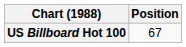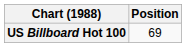(155, 33) 67 -> (155, 33) 69
